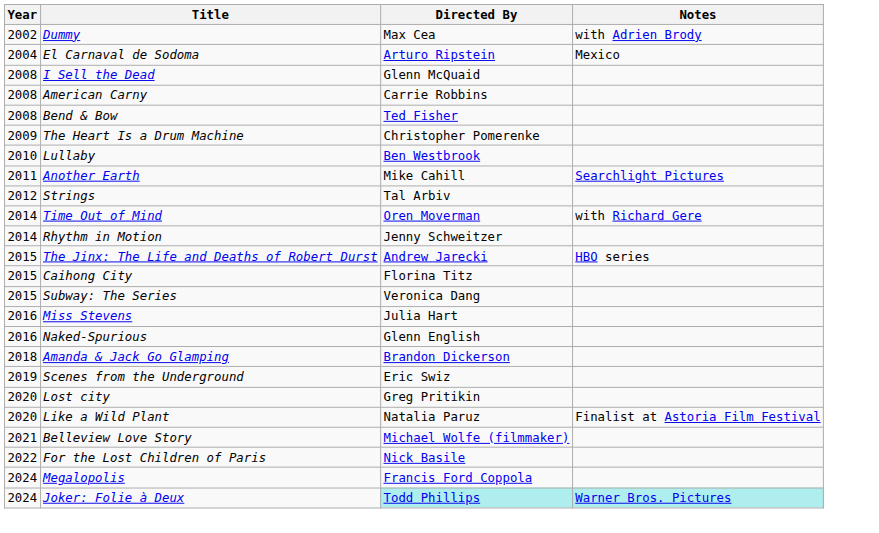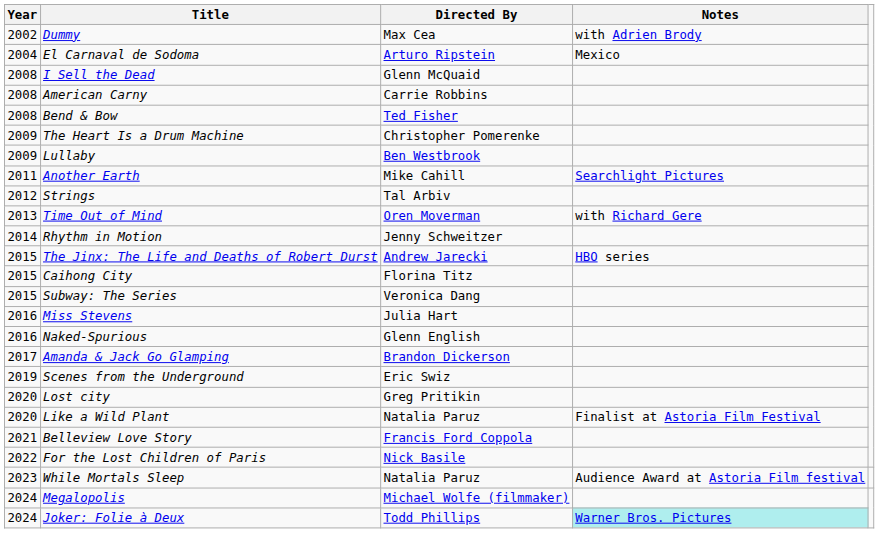(22, 155) 2010 -> (22, 155) 2009
(22, 216) 2014 -> (22, 216) 2013
(22, 357) 2018 -> (22, 357) 2017
(476, 437) Michael Wolfe (filmmaker) -> (458, 437) Francis Ford Coppola
+ row: (114, 477)
(458, 477) Francis Ford Coppola -> (476, 498) Michael Wolfe (filmmaker)
(432, 498) paleturquoise background -> (432, 518) no background
